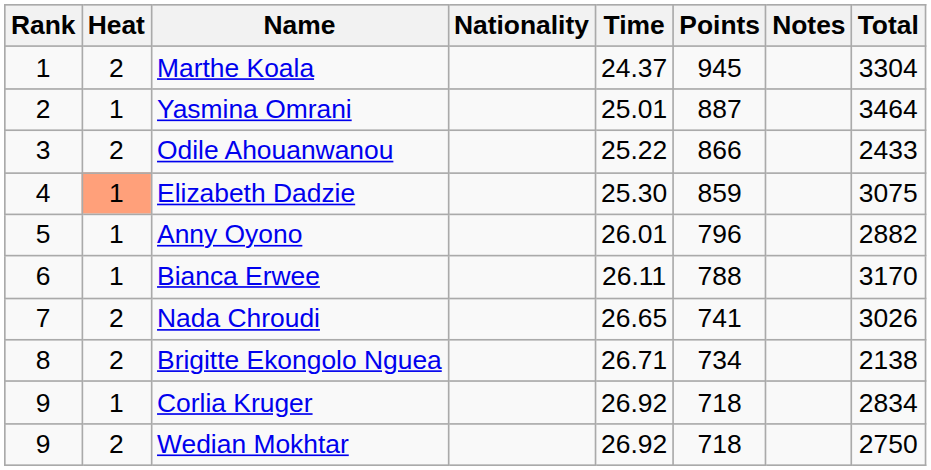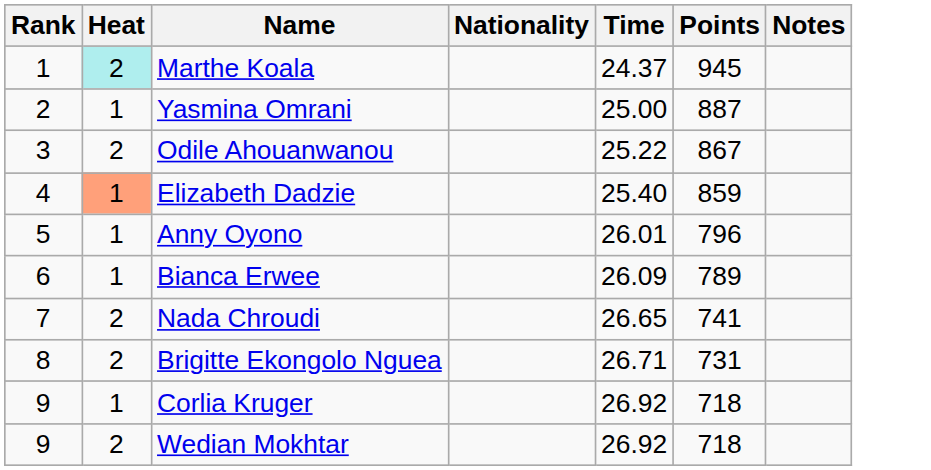- column: (888, 25)
(116, 67) no background -> (116, 67) paleturquoise background
(634, 109) 25.01 -> (634, 109) 25.00
(720, 151) 866 -> (720, 151) 867
(634, 192) 25.30 -> (634, 192) 25.40
(634, 276) 26.11 -> (634, 276) 26.09
(720, 276) 788 -> (720, 276) 789
(720, 360) 734 -> (720, 360) 731
